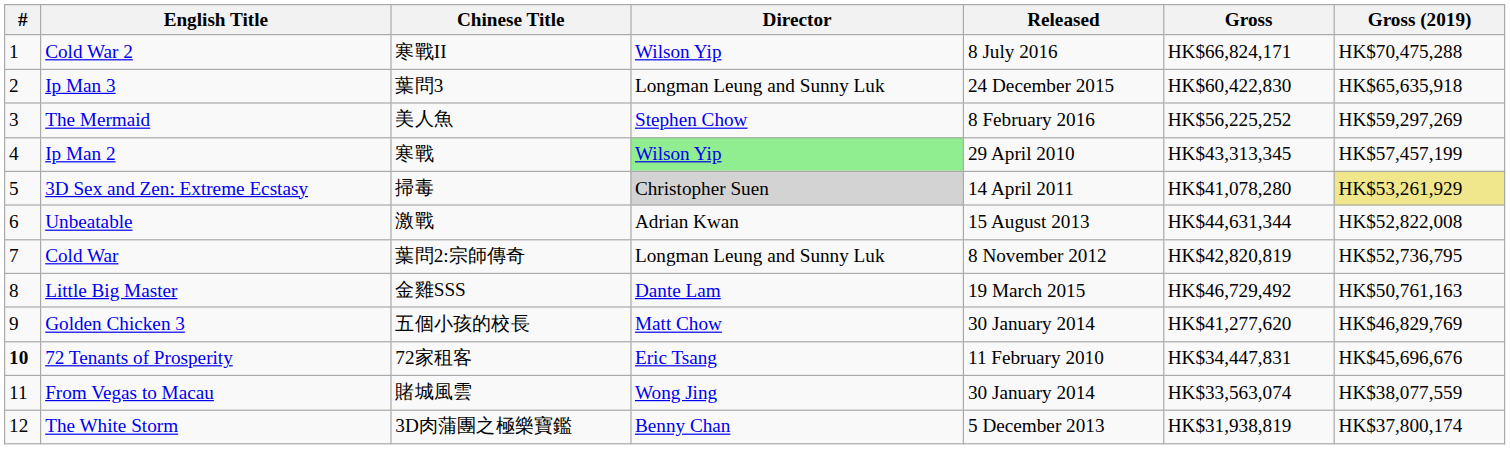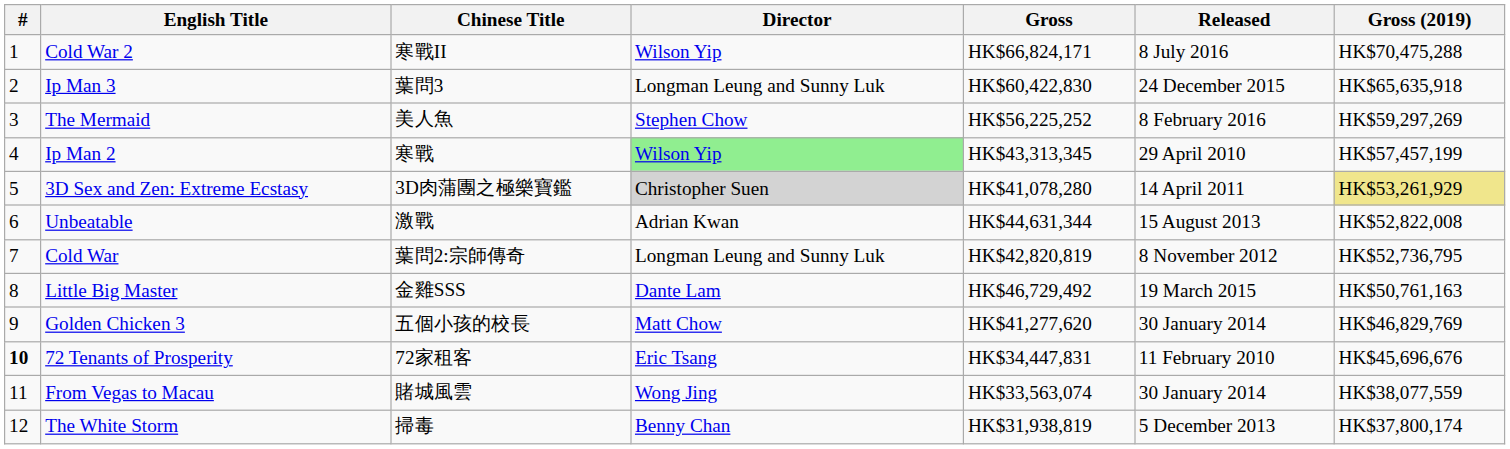columns swapped: (1063, 19) <-> (1249, 19)
(415, 187) 掃毒 -> (484, 187) 3D肉蒲團之極樂寶鑑
(484, 425) 3D肉蒲團之極樂寶鑑 -> (415, 425) 掃毒
